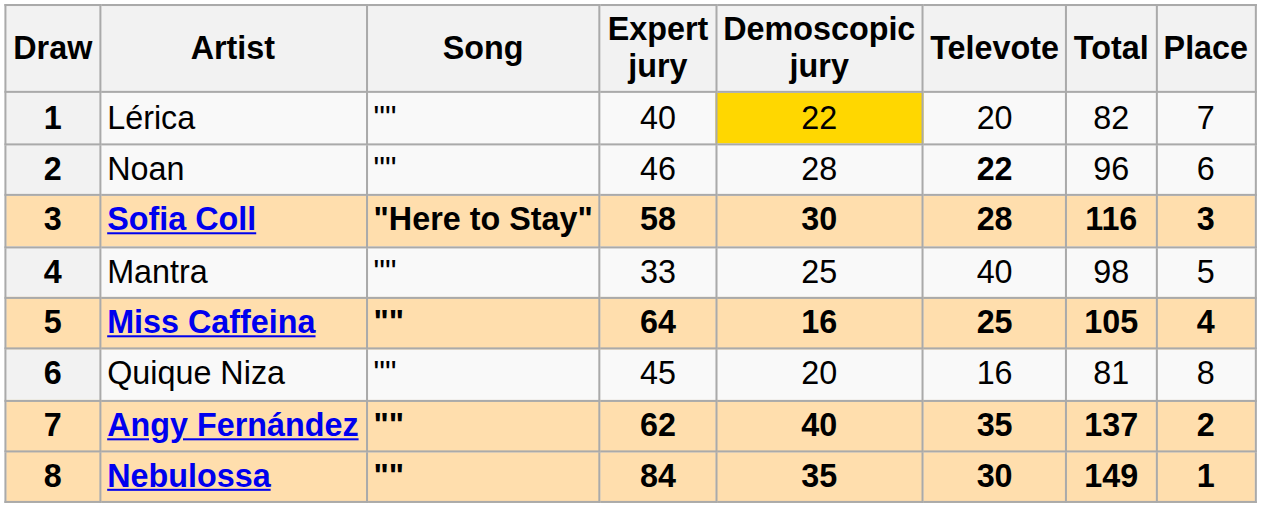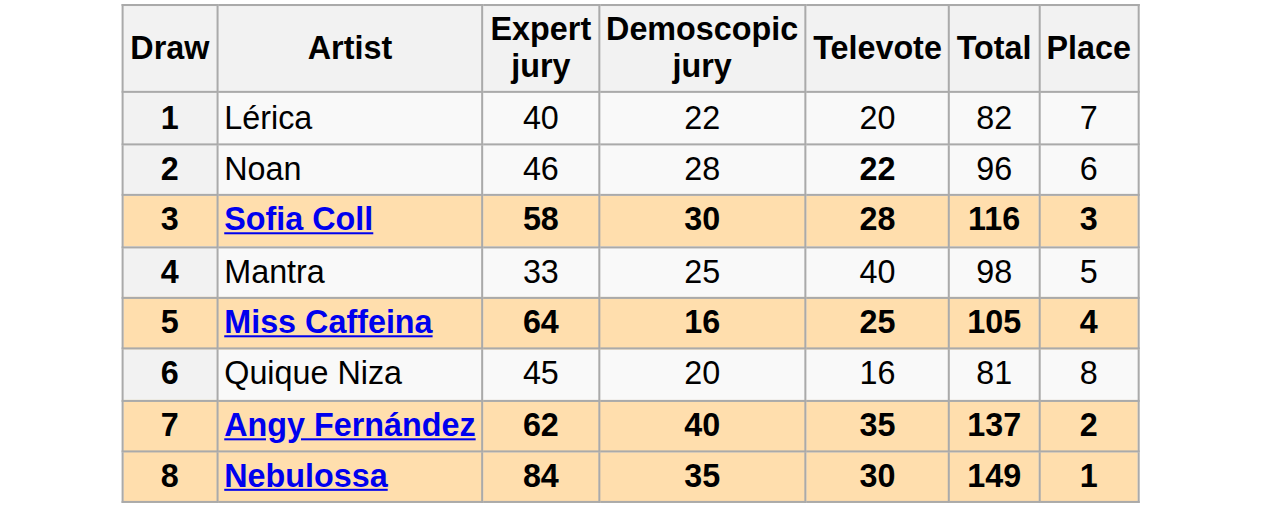- column: (483, 48)
(819, 117) gold background -> (702, 117) no background
